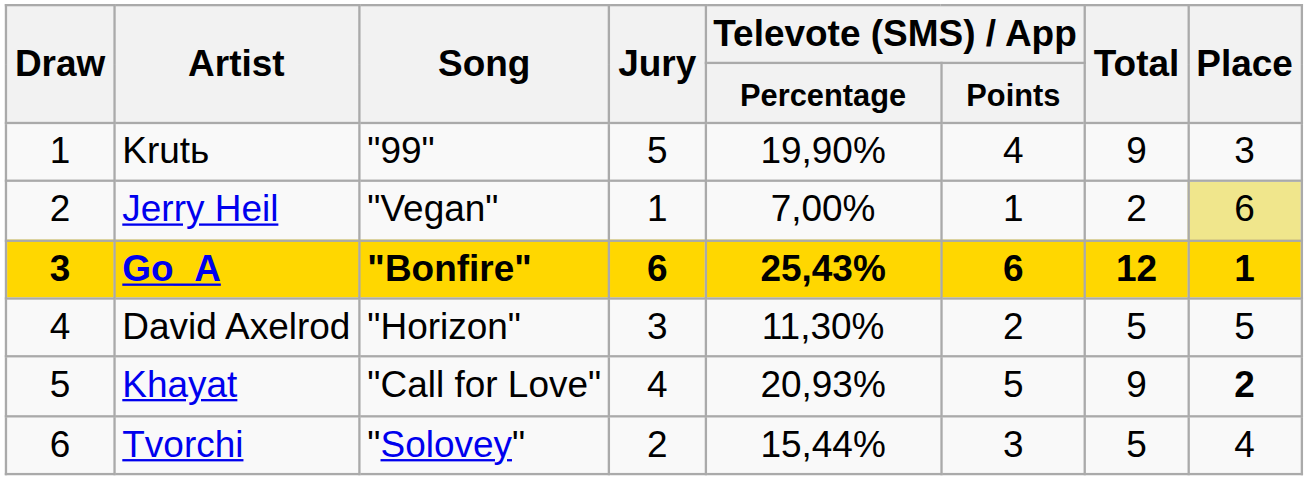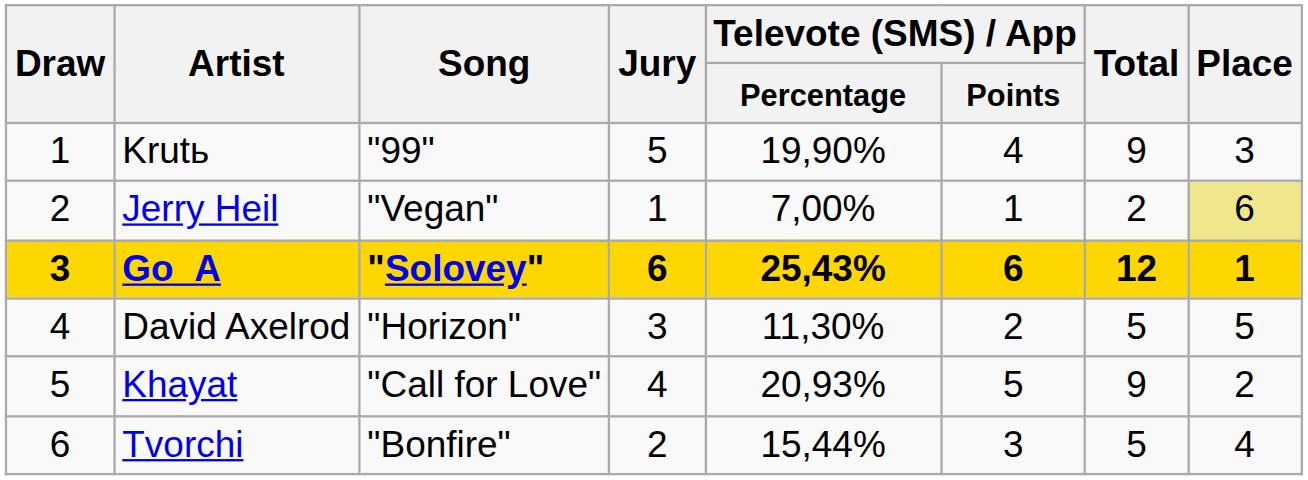(450, 268) "Bonfire" -> (456, 268) "Solovey"
(1245, 385) bold -> (1245, 385) normal
(446, 444) "Solovey" -> (439, 444) "Bonfire"
